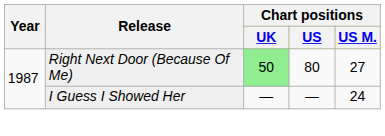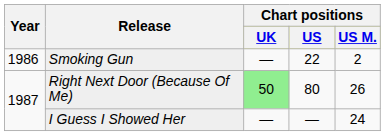+ row: (91, 59)
(358, 67) 27 -> (358, 89) 26
